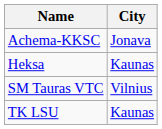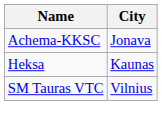- row: (33, 112)
